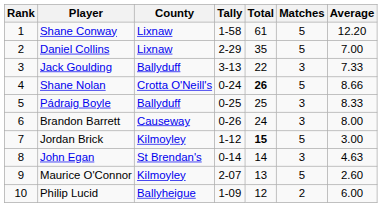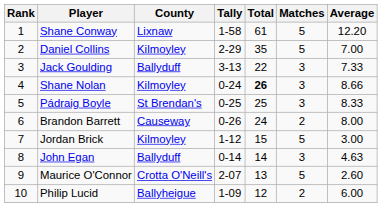(155, 49) Lixnaw -> (161, 49) Kilmoyley
(175, 85) Crotta O'Neill's -> (161, 85) Kilmoyley
(302, 85) 5 -> (302, 85) 3
(159, 103) Ballyduff -> (169, 103) St Brendan's
(302, 121) 3 -> (302, 121) 2
(261, 139) bold -> (261, 139) normal
(169, 157) St Brendan's -> (159, 157) Ballyduff
(161, 175) Kilmoyley -> (175, 175) Crotta O'Neill's
